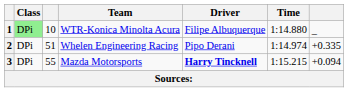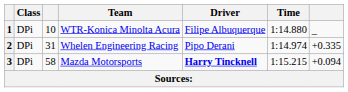(25, 29) lightgreen background -> (25, 29) no background
(50, 45) 51 -> (50, 45) 31
(50, 62) 55 -> (50, 62) 58
